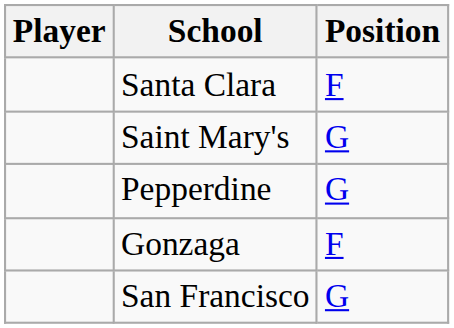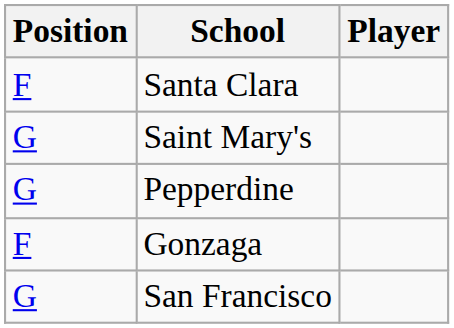columns swapped: (59, 31) <-> (383, 31)
